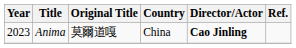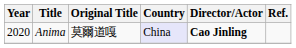(19, 32) 2023 -> (19, 32) 2020
(157, 32) no background -> (157, 32) lavender background
